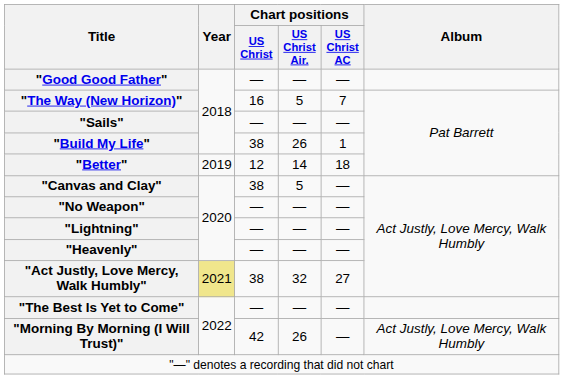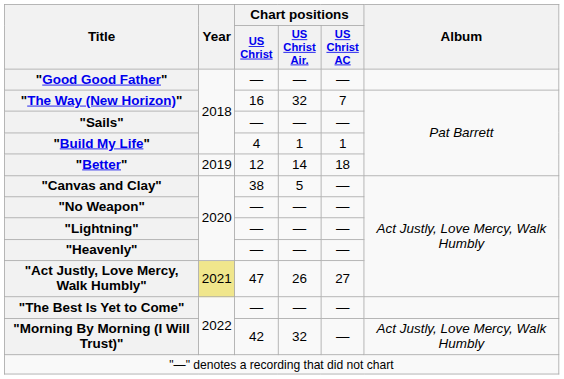(300, 100) 5 -> (300, 100) 32
(256, 143) 38 -> (256, 143) 4
(300, 143) 26 -> (300, 143) 1
(256, 278) 38 -> (256, 278) 47
(300, 278) 32 -> (300, 278) 26
(300, 336) 26 -> (300, 336) 32
